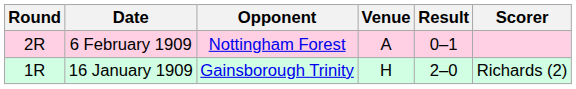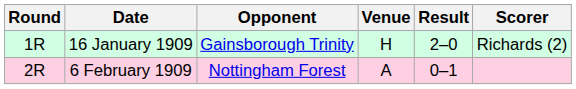rows swapped: (131, 70) <-> (131, 44)
